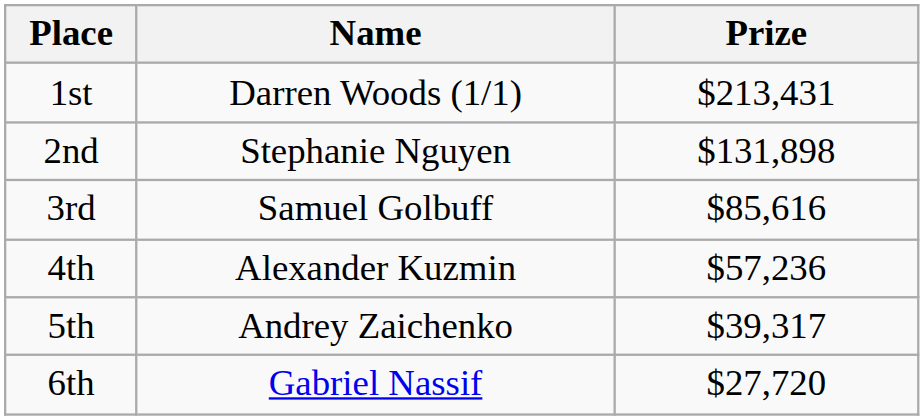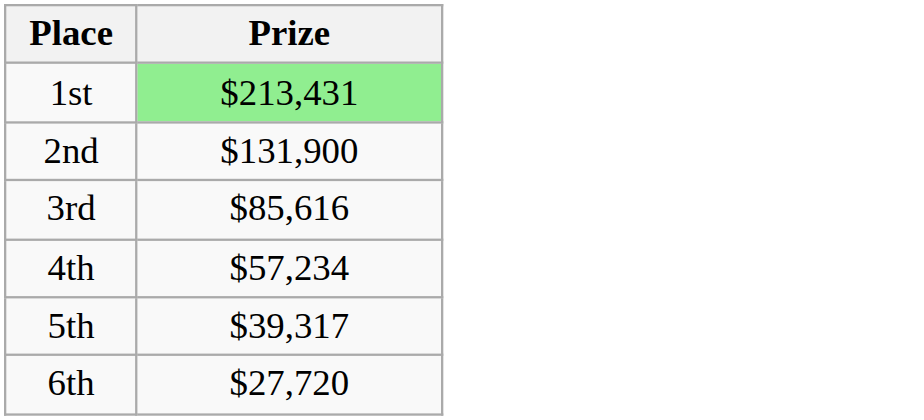- column: (376, 33)
(766, 92) no background -> (289, 92) lightgreen background
(766, 150) $131,898 -> (289, 150) $131,900
(766, 267) $57,236 -> (289, 267) $57,234
